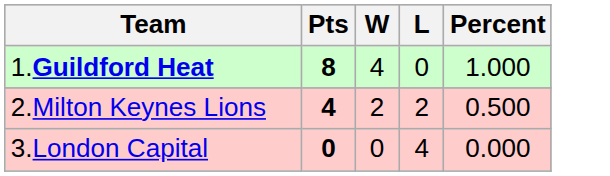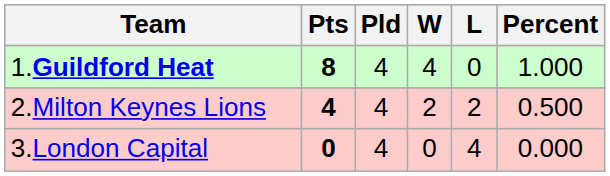+ column: (381, 25)
